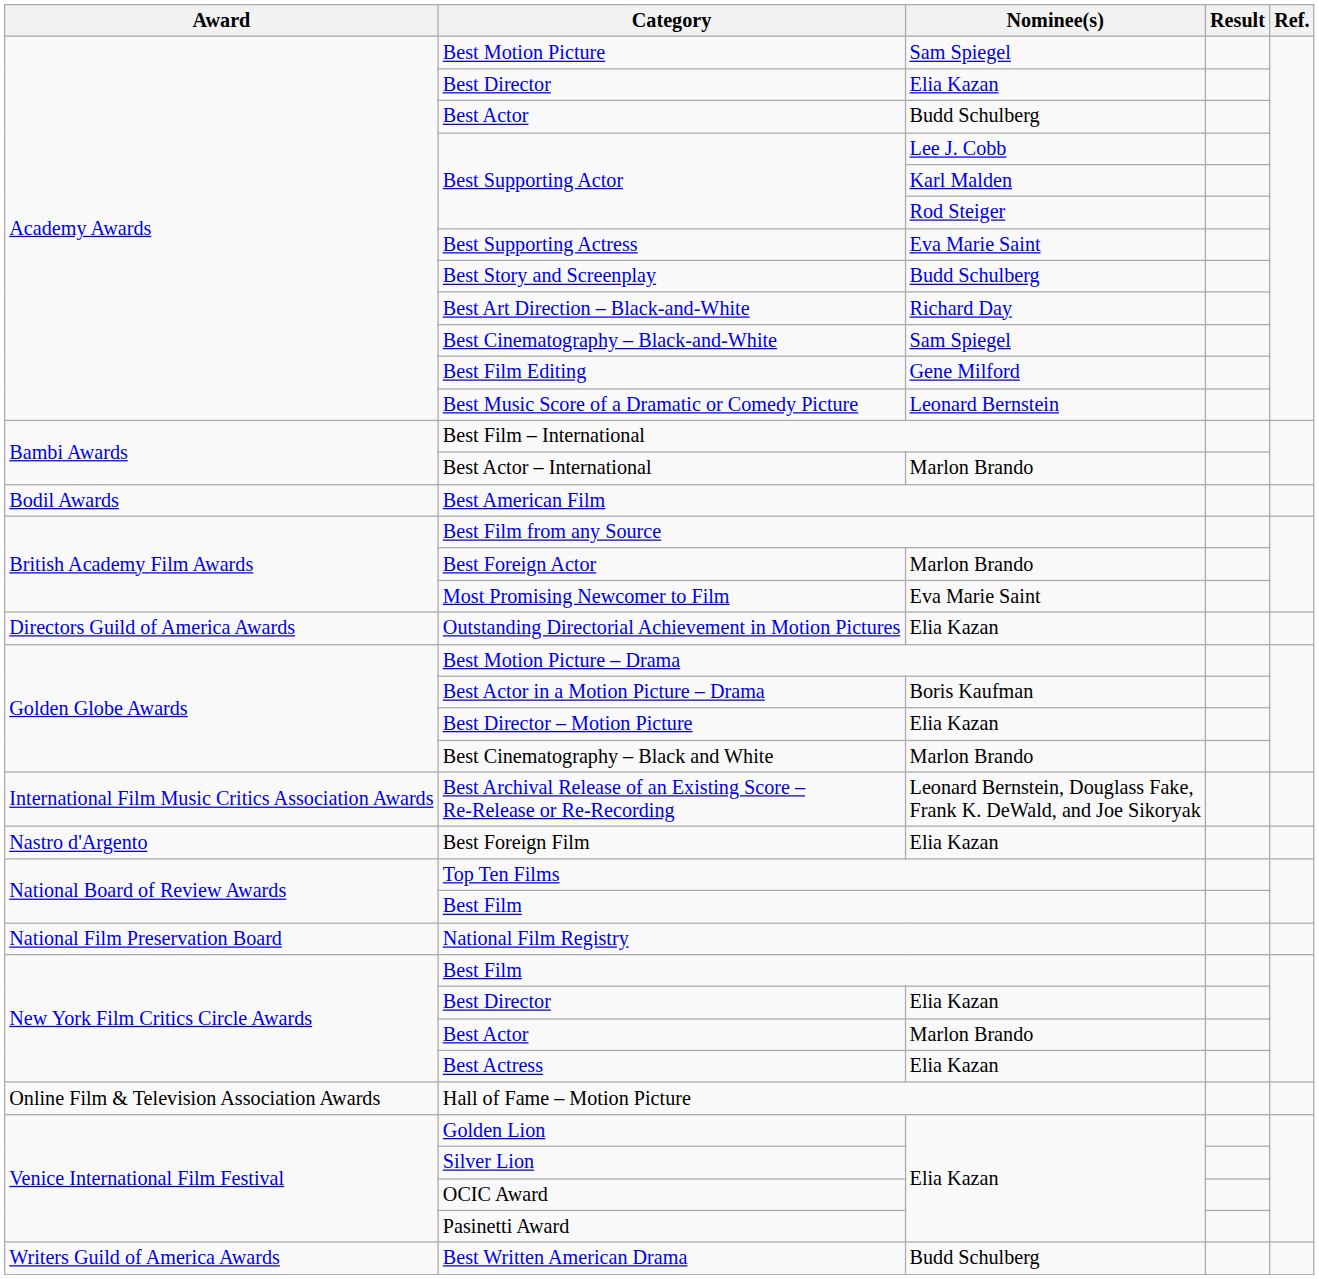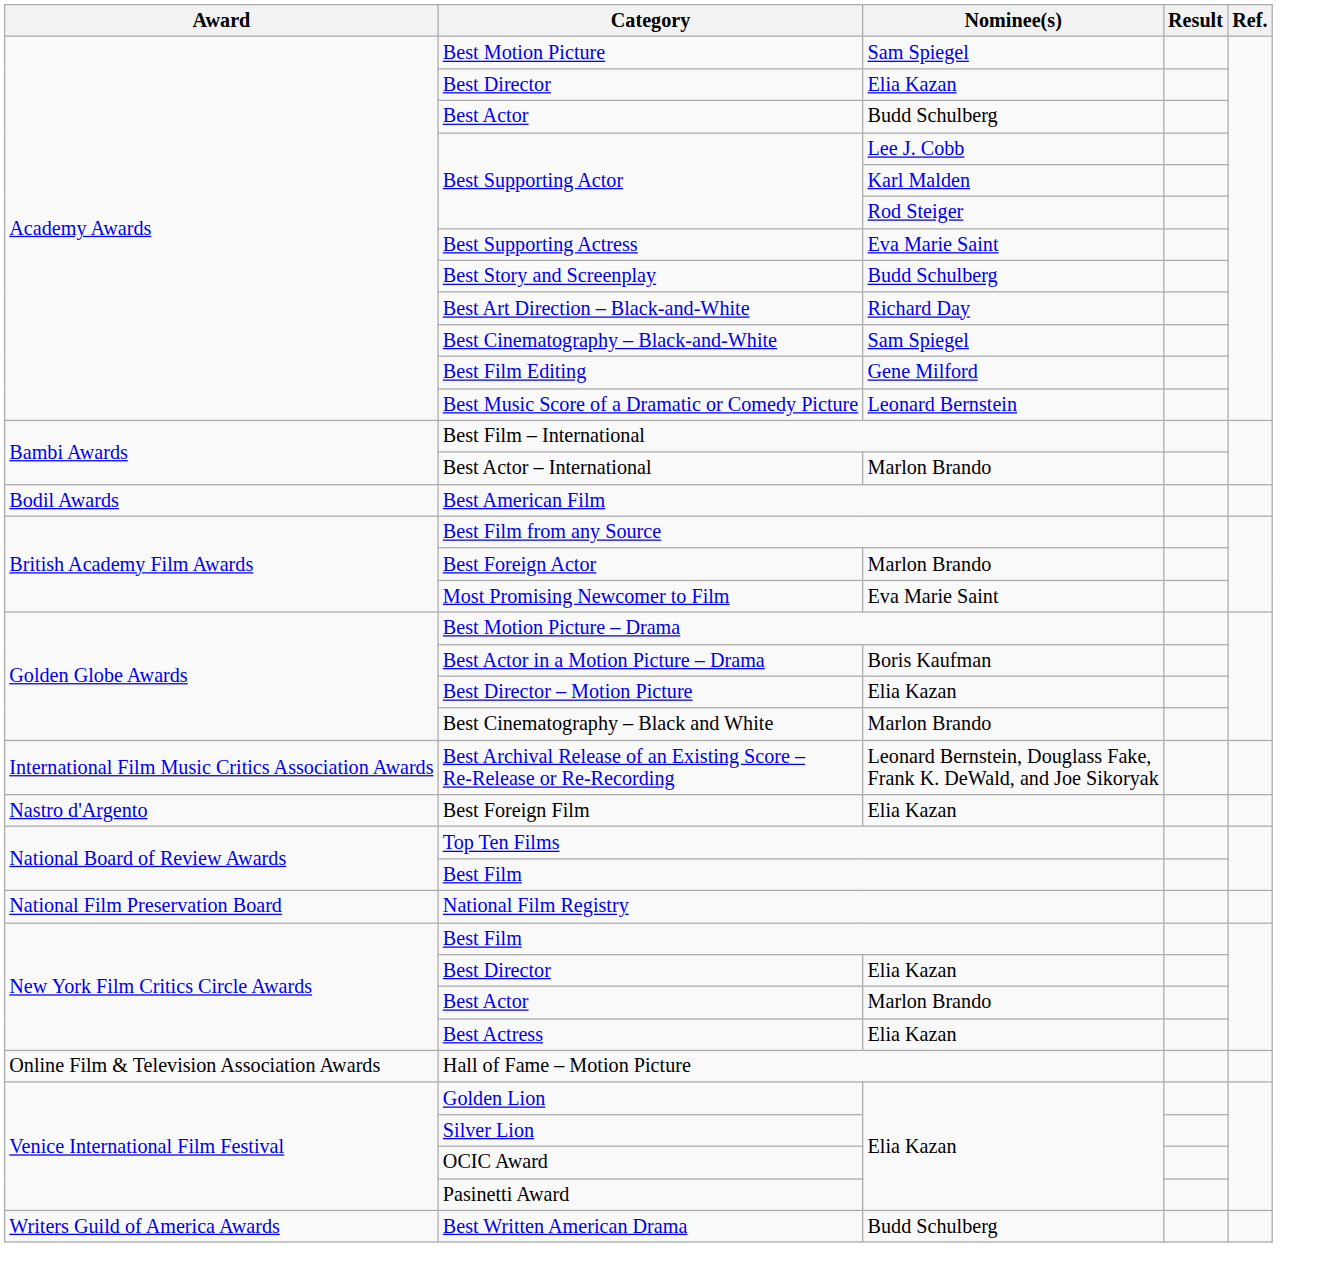- row: (152, 627)
